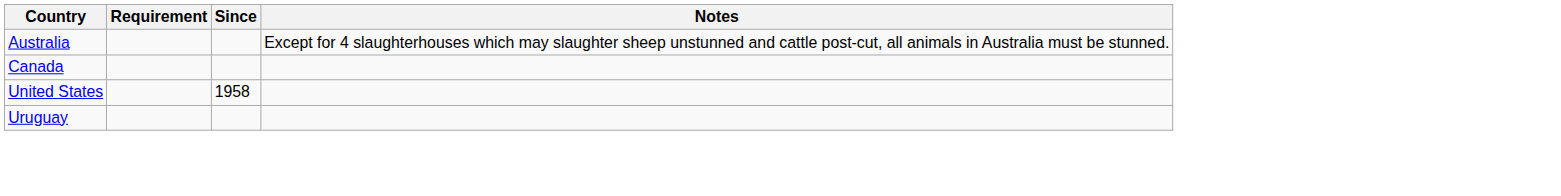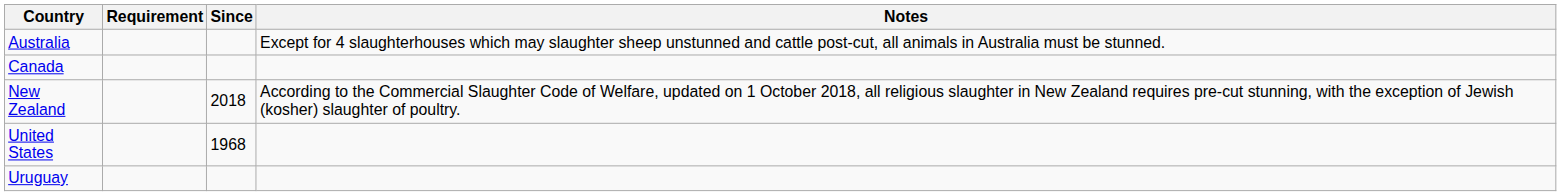+ row: (37, 101)
(232, 92) 1958 -> (228, 144) 1968
